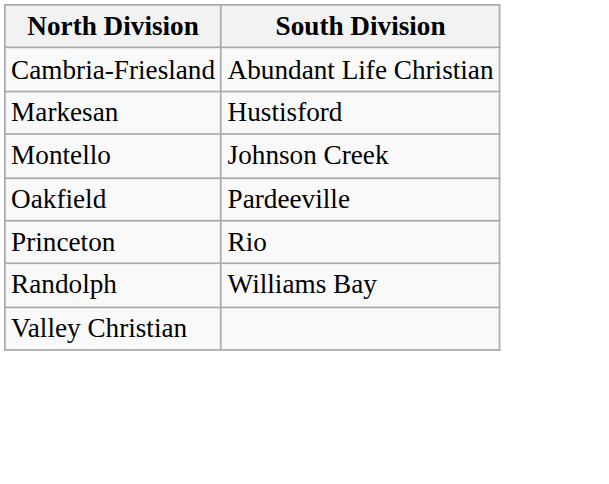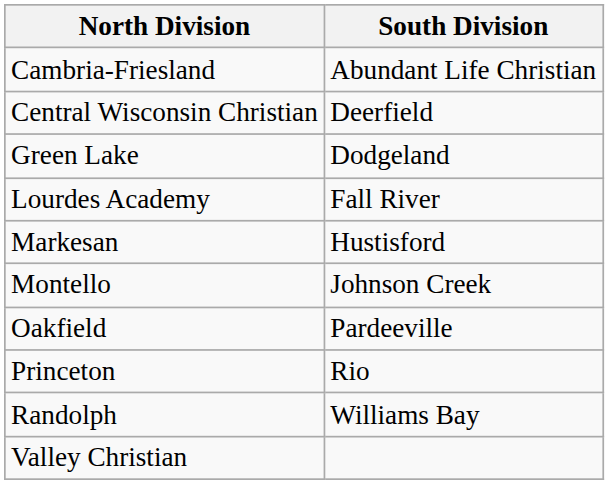+ row: (164, 112)
+ row: (75, 155)
+ row: (110, 198)
